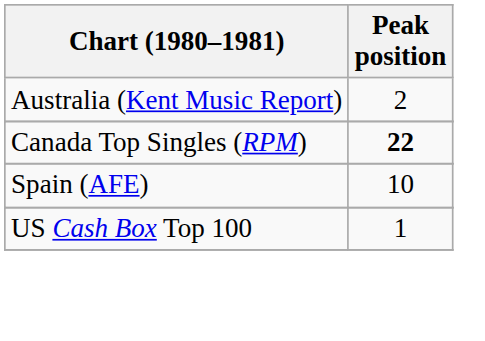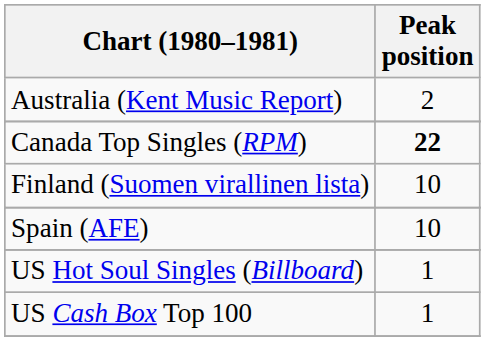+ row: (190, 185)
+ row: (187, 270)
